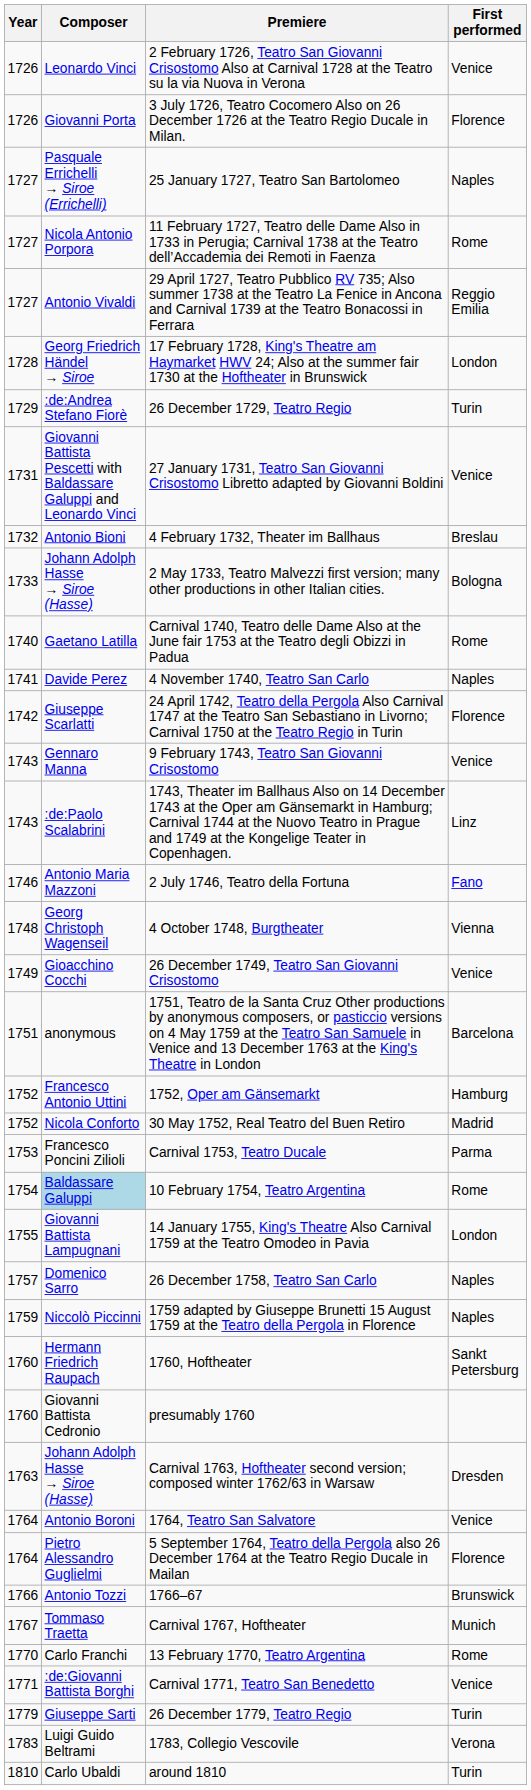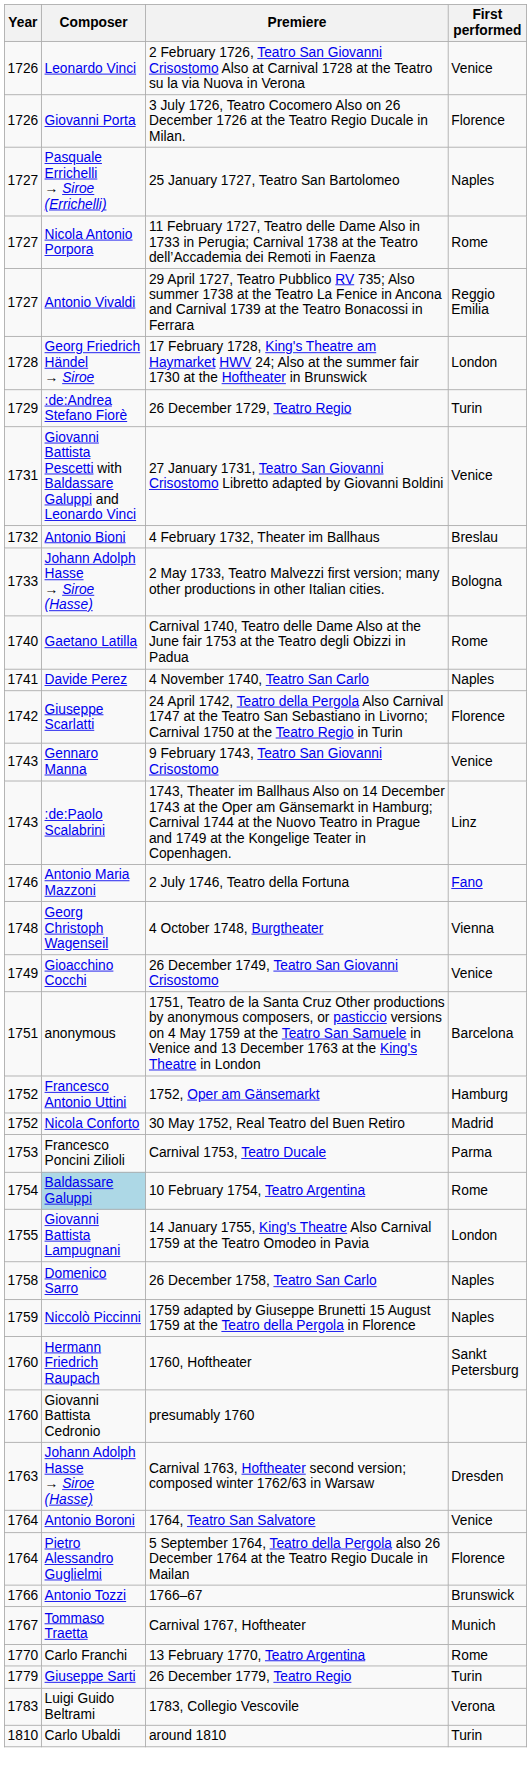(23, 1280) 1757 -> (23, 1280) 1758
- row: (262, 1684)
